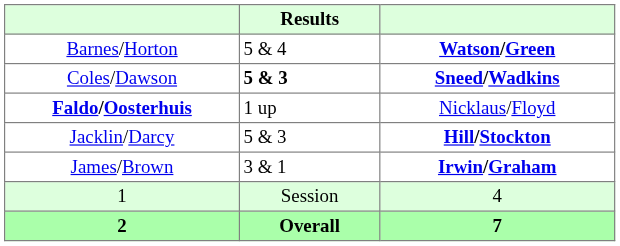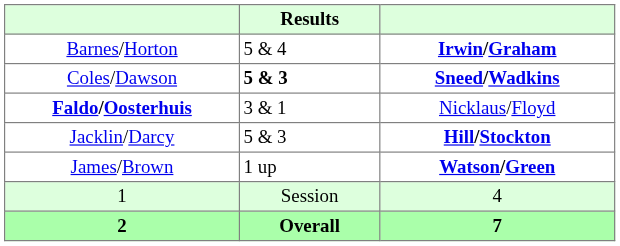(497, 48) Watson/Green -> (497, 48) Irwin/Graham
(260, 107) 1 up -> (265, 107) 3 & 1
(265, 166) 3 & 1 -> (260, 166) 1 up
(497, 166) Irwin/Graham -> (497, 166) Watson/Green
